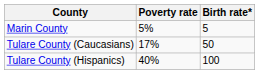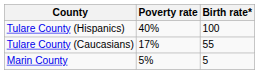rows swapped: (37, 28) <-> (66, 61)
(208, 45) 50 -> (208, 45) 55
